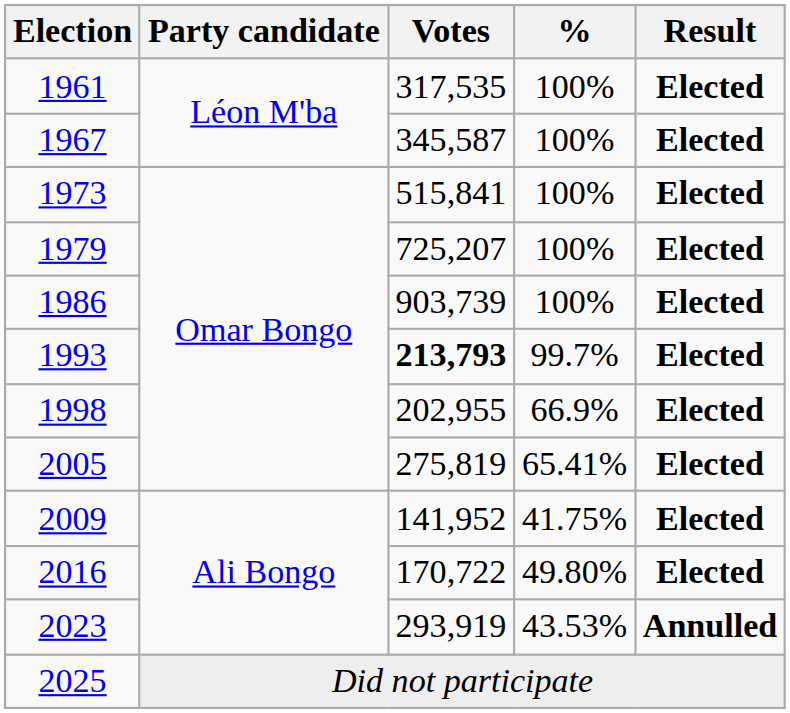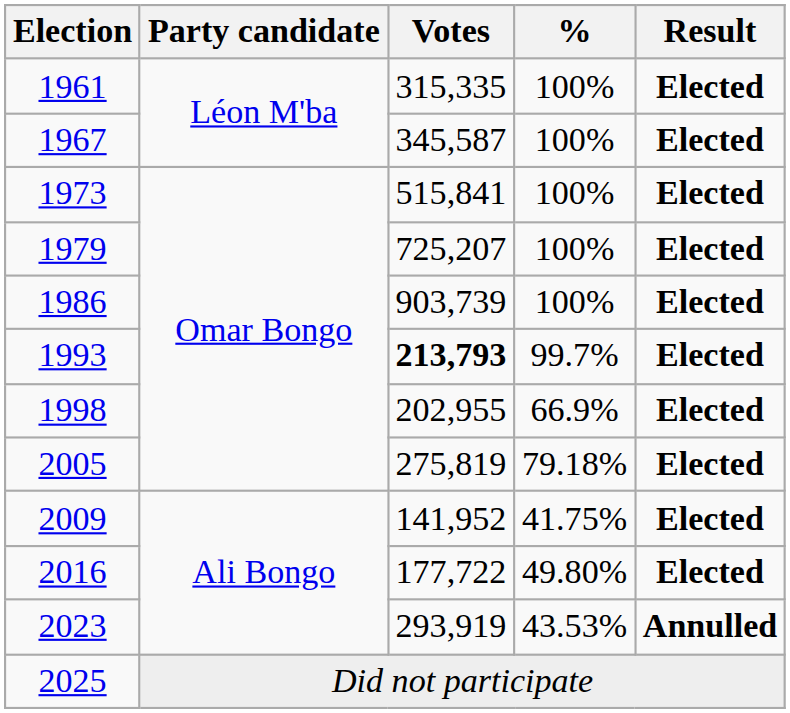(451, 85) 317,535 -> (451, 85) 315,335
(575, 463) 65.41% -> (575, 463) 79.18%
(451, 572) 170,722 -> (451, 572) 177,722
